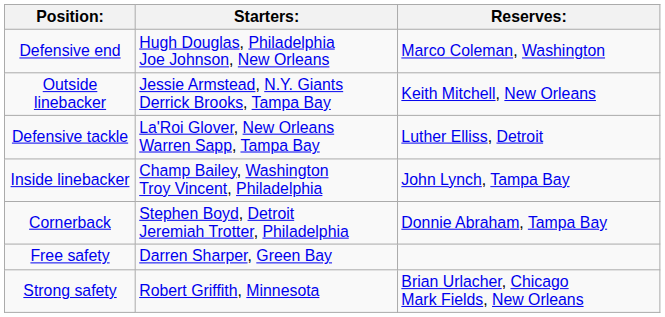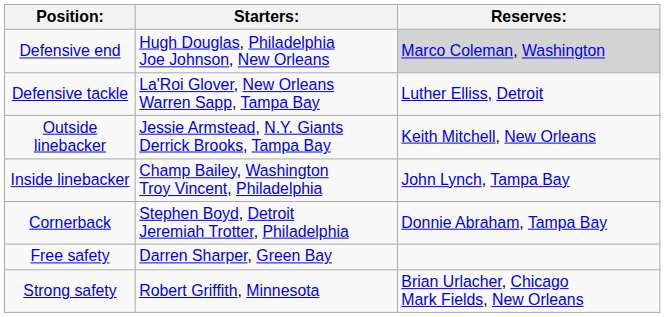(503, 51) no background -> (503, 51) lightgrey background
rows swapped: (70, 136) <-> (70, 94)
